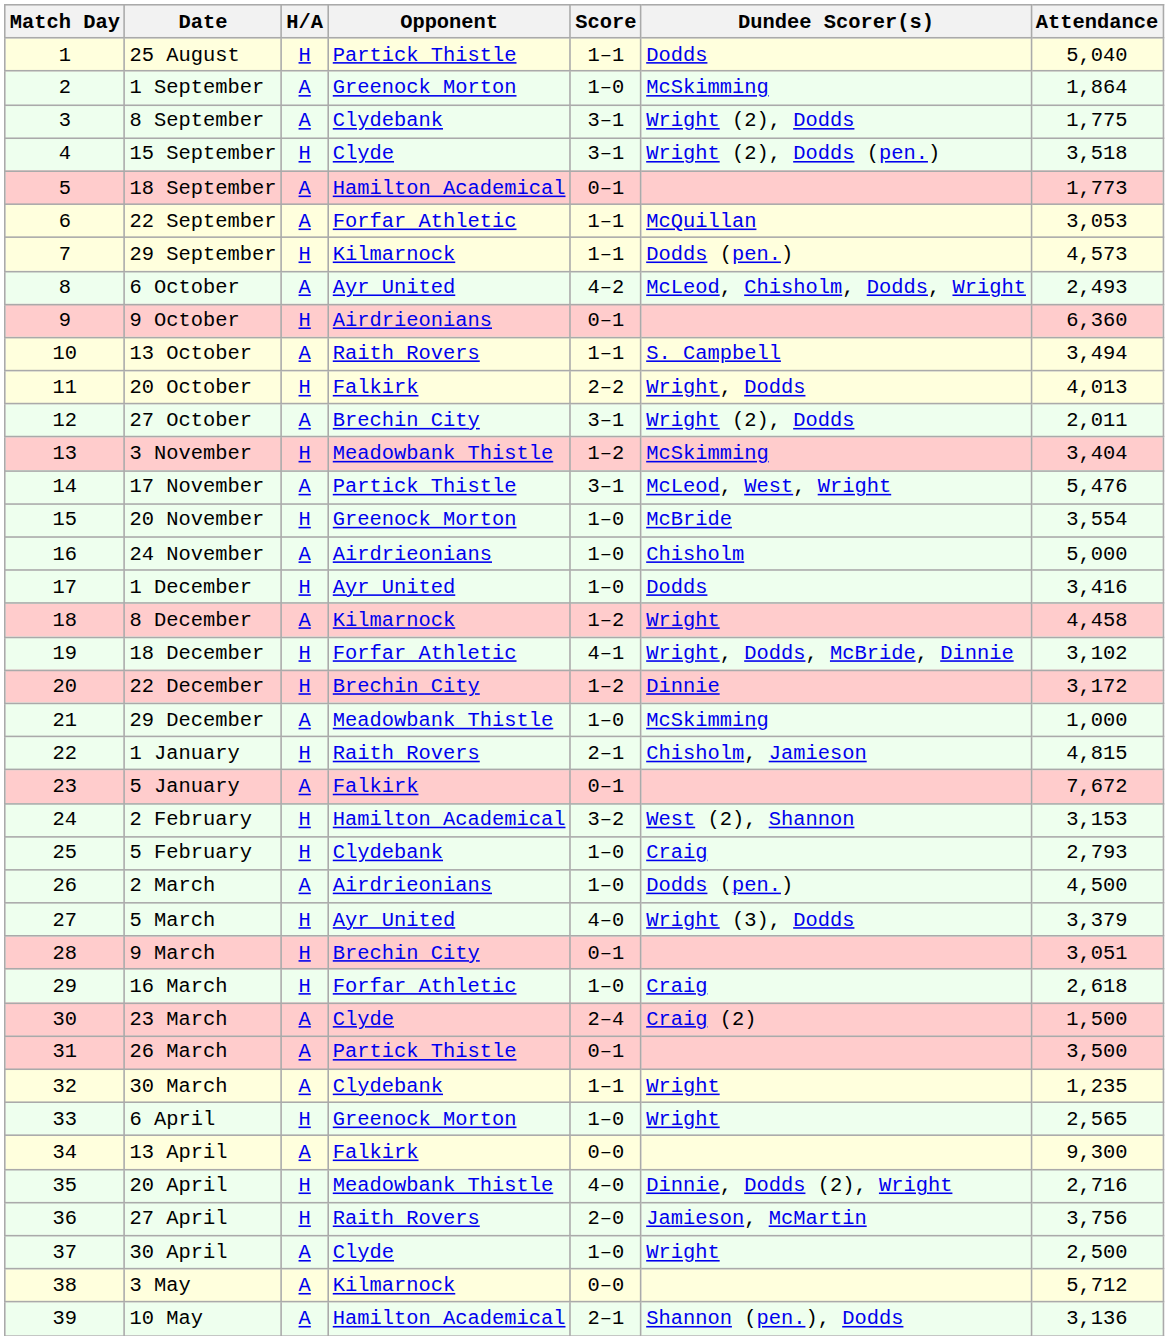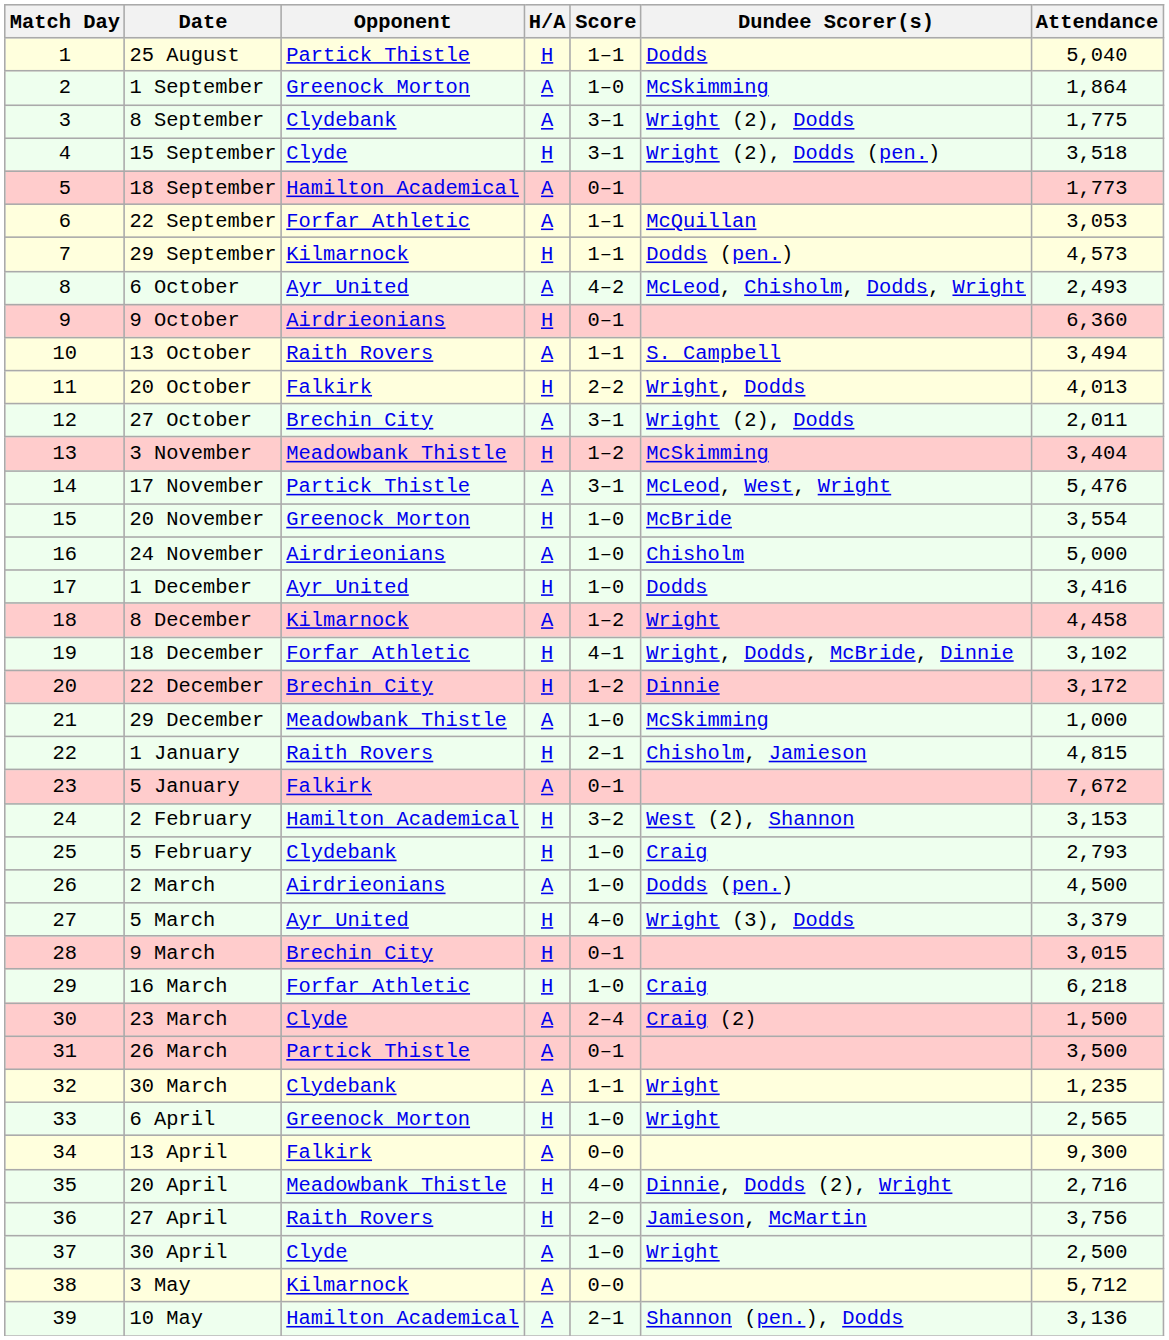columns swapped: (449, 21) <-> (305, 21)
(1097, 953) 3,051 -> (1097, 953) 3,015
(1097, 986) 2,618 -> (1097, 986) 6,218
